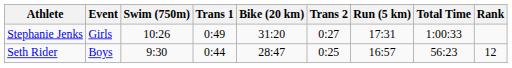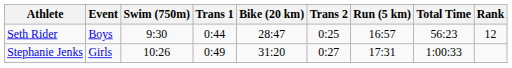rows swapped: (32, 53) <-> (45, 34)
